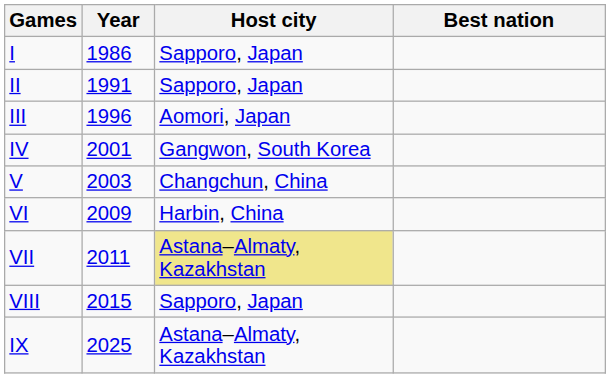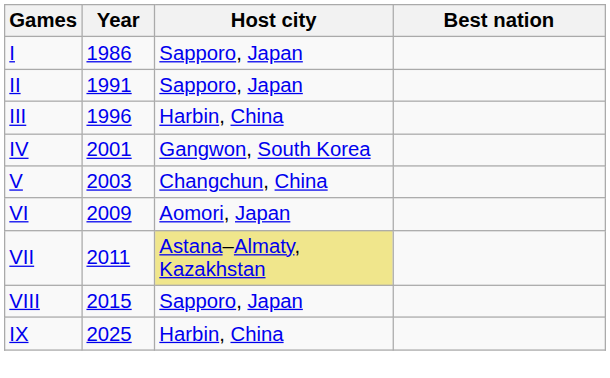(225, 117) Aomori, Japan -> (221, 117) Harbin, China
(221, 213) Harbin, China -> (225, 213) Aomori, Japan
(230, 344) Astana–Almaty, Kazakhstan -> (221, 333) Harbin, China
